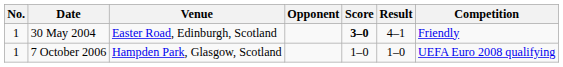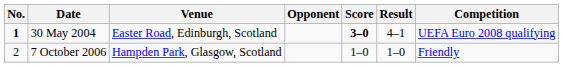(16, 33) normal -> (16, 33) bold
(439, 33) Friendly -> (487, 33) UEFA Euro 2008 qualifying
(16, 52) 1 -> (16, 52) 2
(487, 52) UEFA Euro 2008 qualifying -> (439, 52) Friendly
